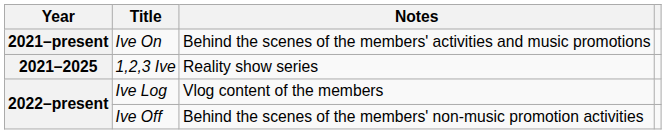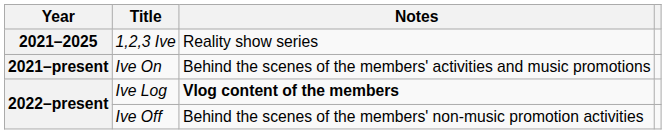rows swapped: (139, 41) <-> (146, 66)
(283, 91) normal -> (291, 91) bold
